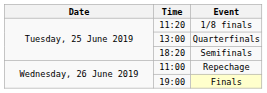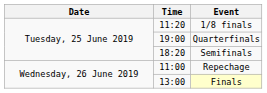(172, 39) 13:00 -> (172, 39) 19:00
(172, 81) 19:00 -> (172, 81) 13:00
